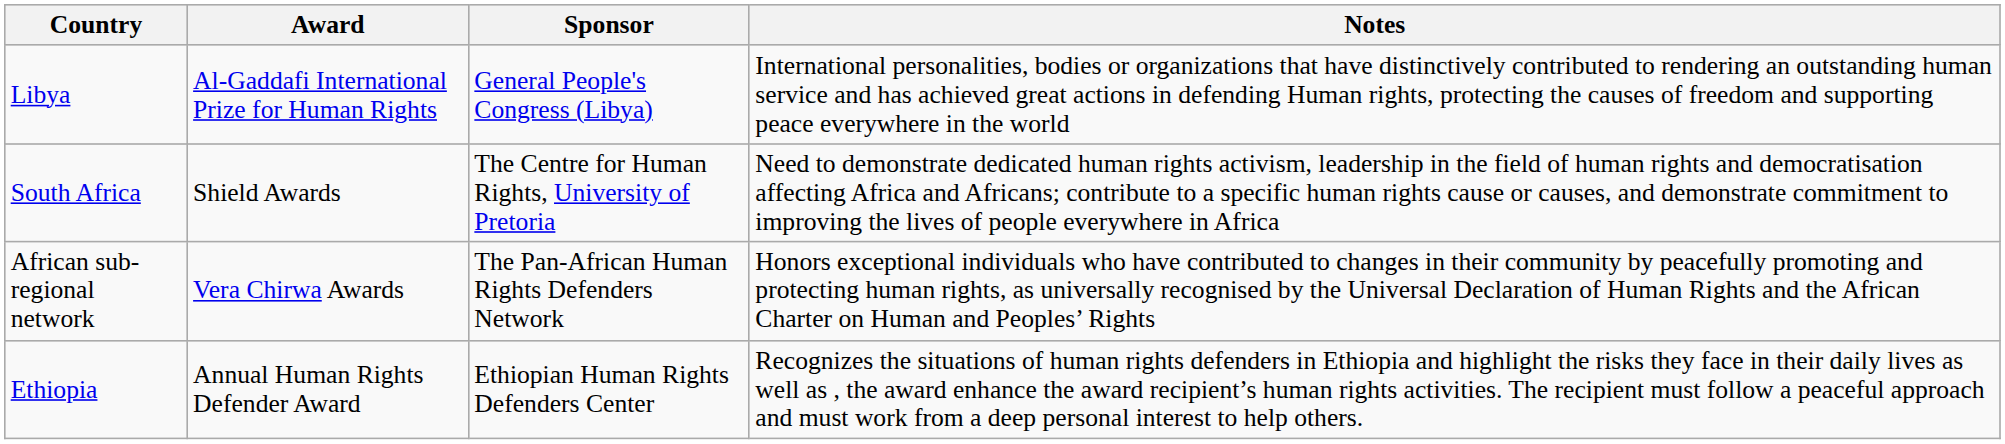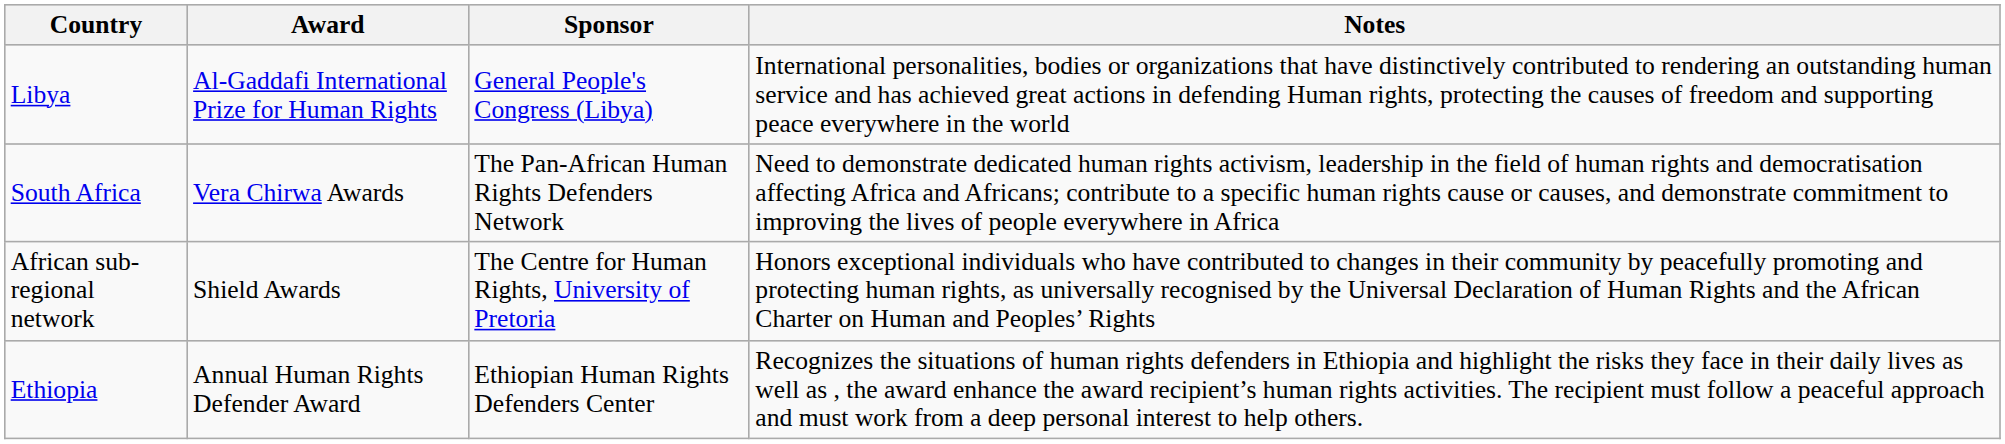(267, 192) Shield Awards -> (299, 192) Vera Chirwa Awards
(591, 192) The Centre for Human Rights, University of Pretoria -> (601, 192) The Pan-African Human Rights Defenders Network
(299, 290) Vera Chirwa Awards -> (267, 290) Shield Awards
(601, 290) The Pan-African Human Rights Defenders Network -> (591, 290) The Centre for Human Rights, University of Pretoria
